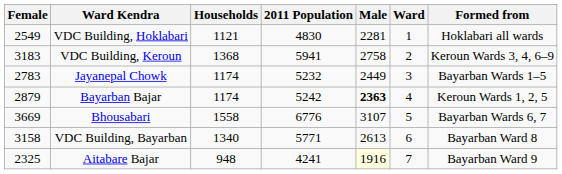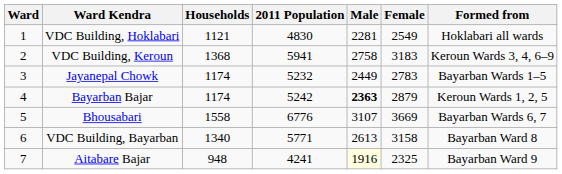columns swapped: (409, 14) <-> (28, 14)
